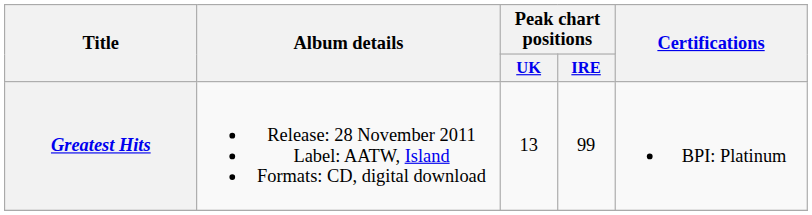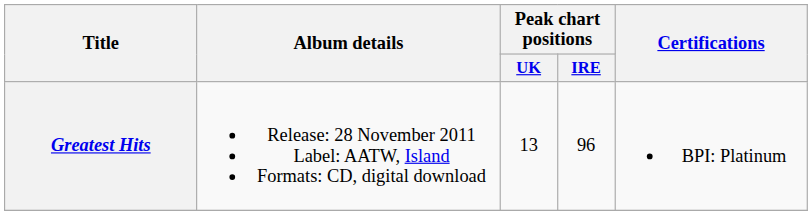(586, 145) 99 -> (586, 145) 96
